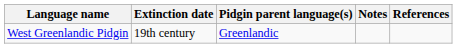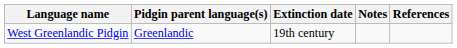columns swapped: (286, 14) <-> (174, 14)
